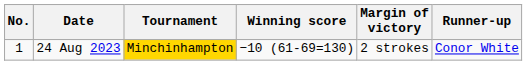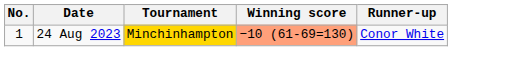- column: (395, 22)
(297, 50) no background -> (297, 36) lightsalmon background
